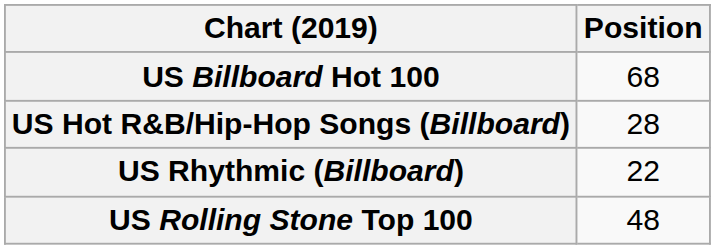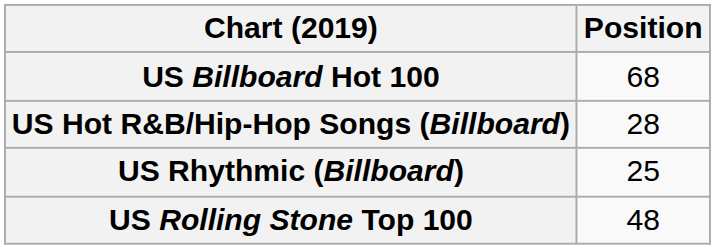(643, 171) 22 -> (643, 171) 25
